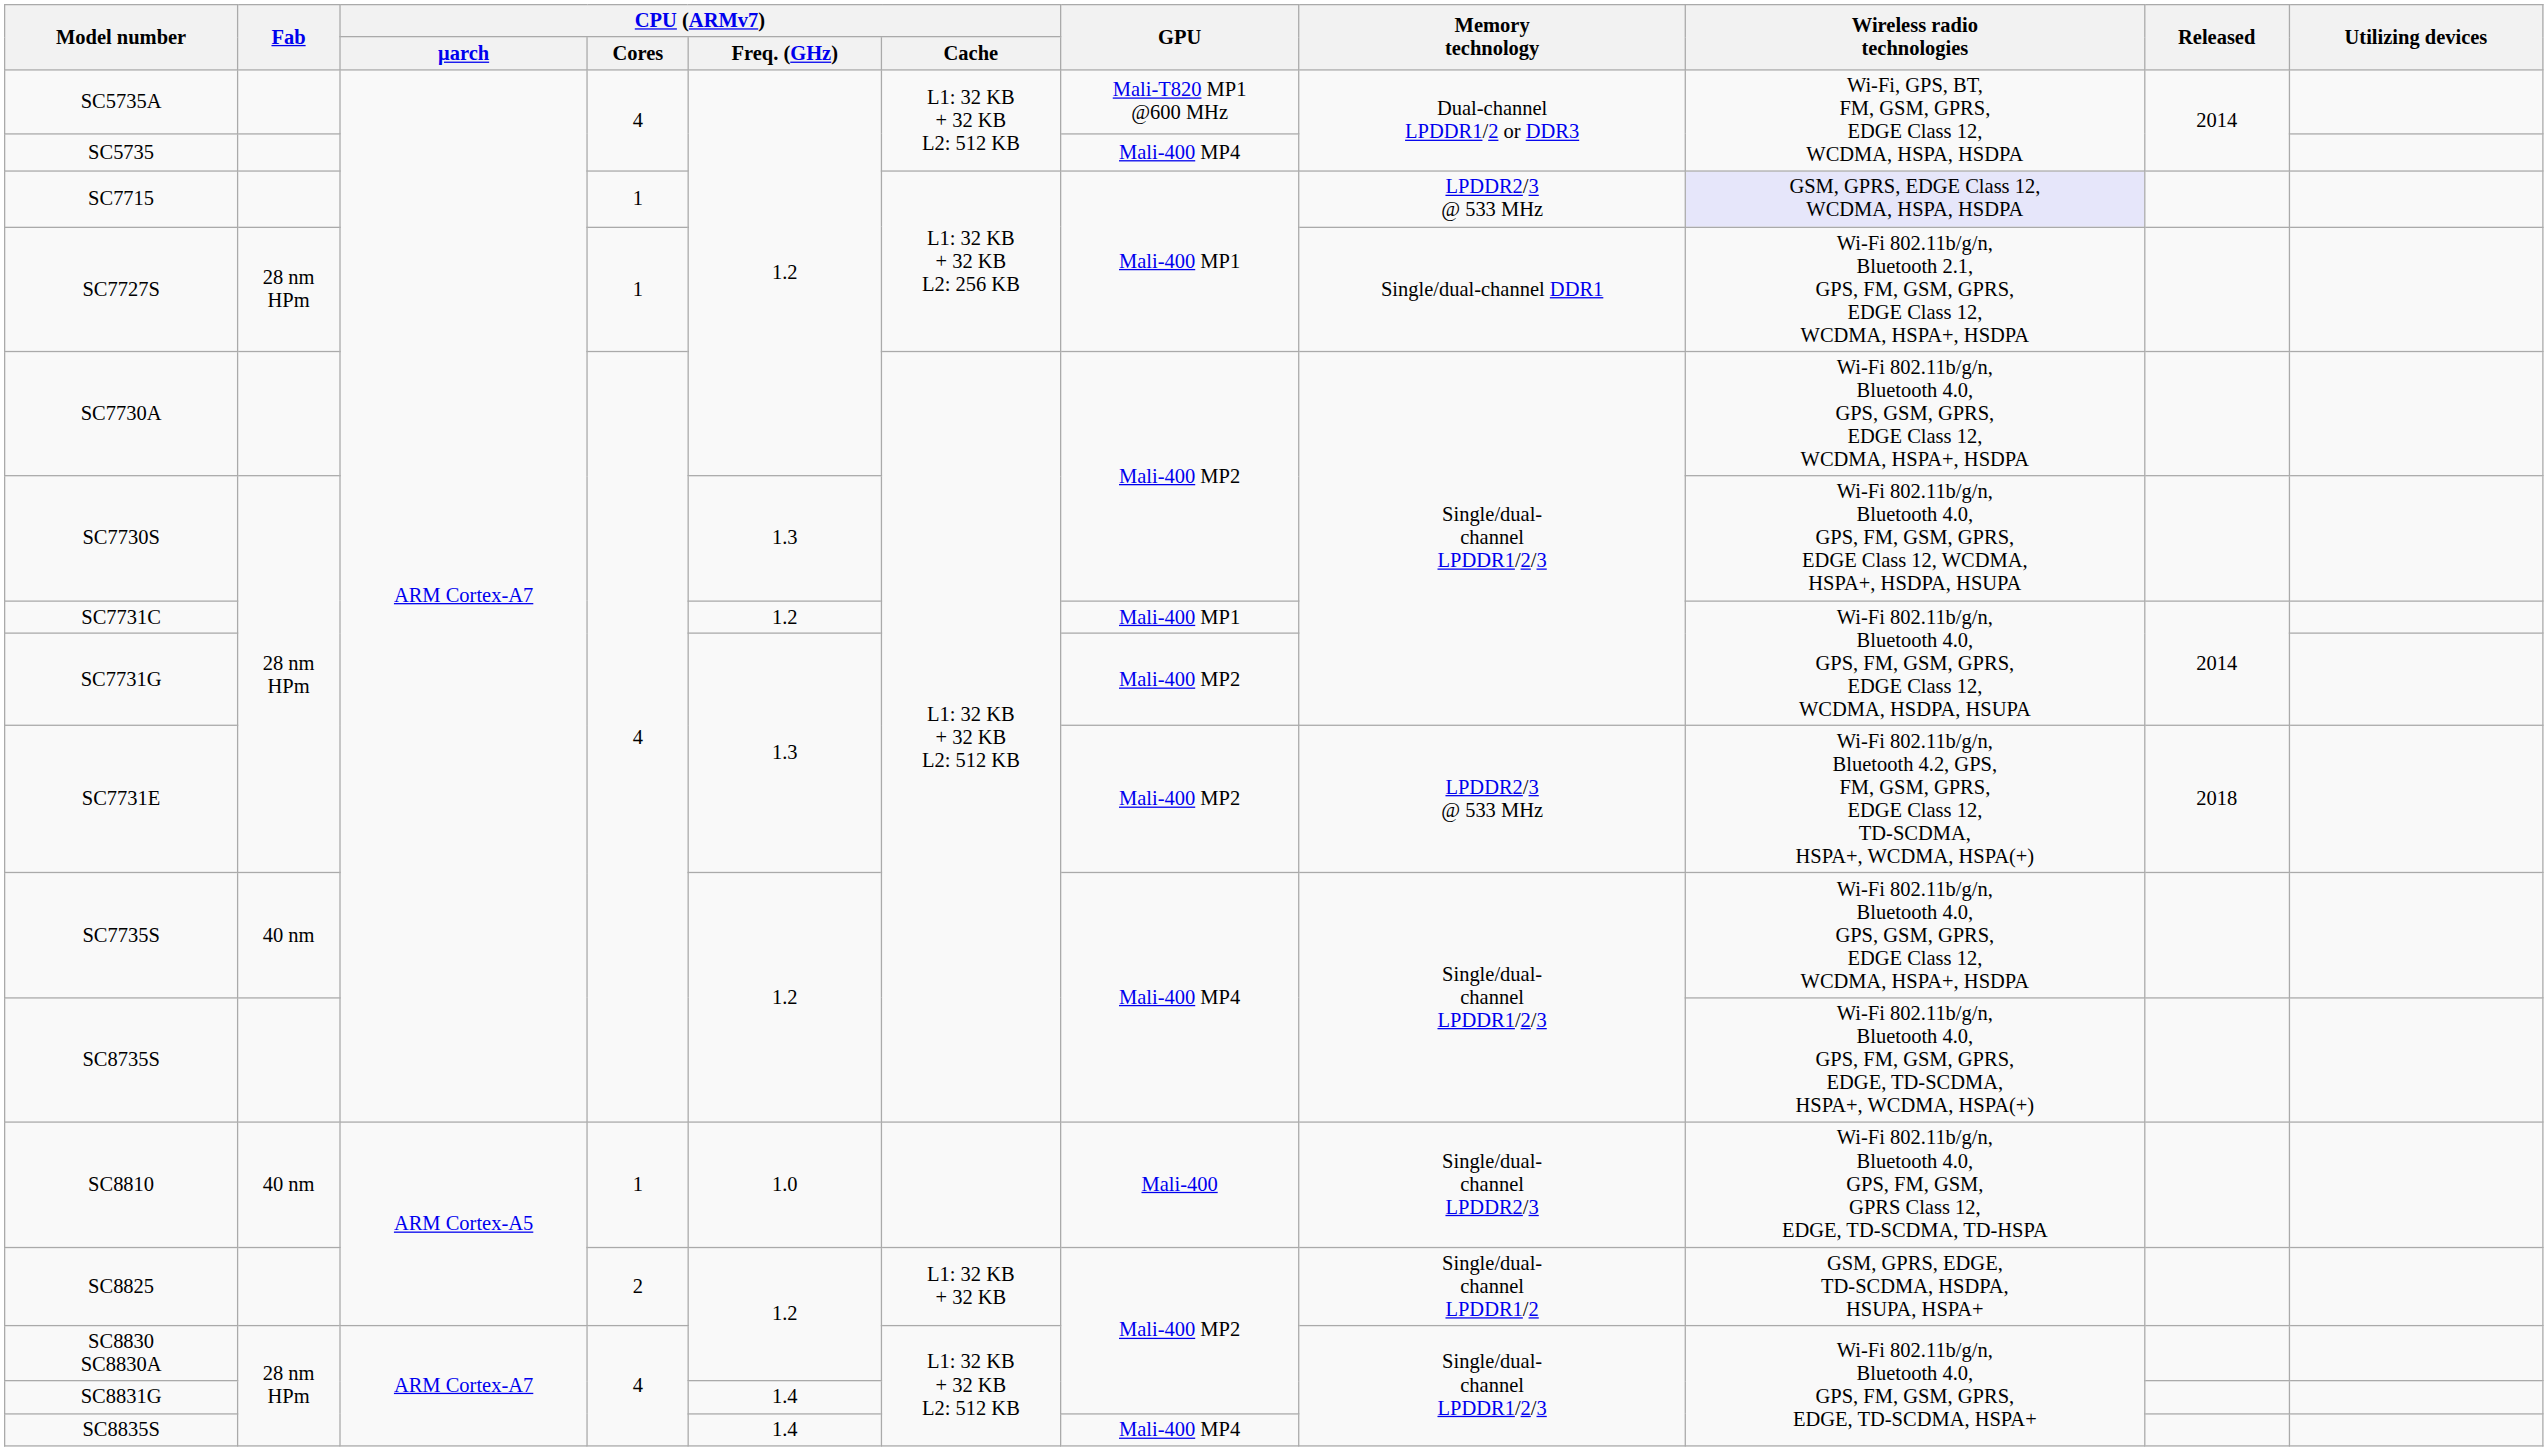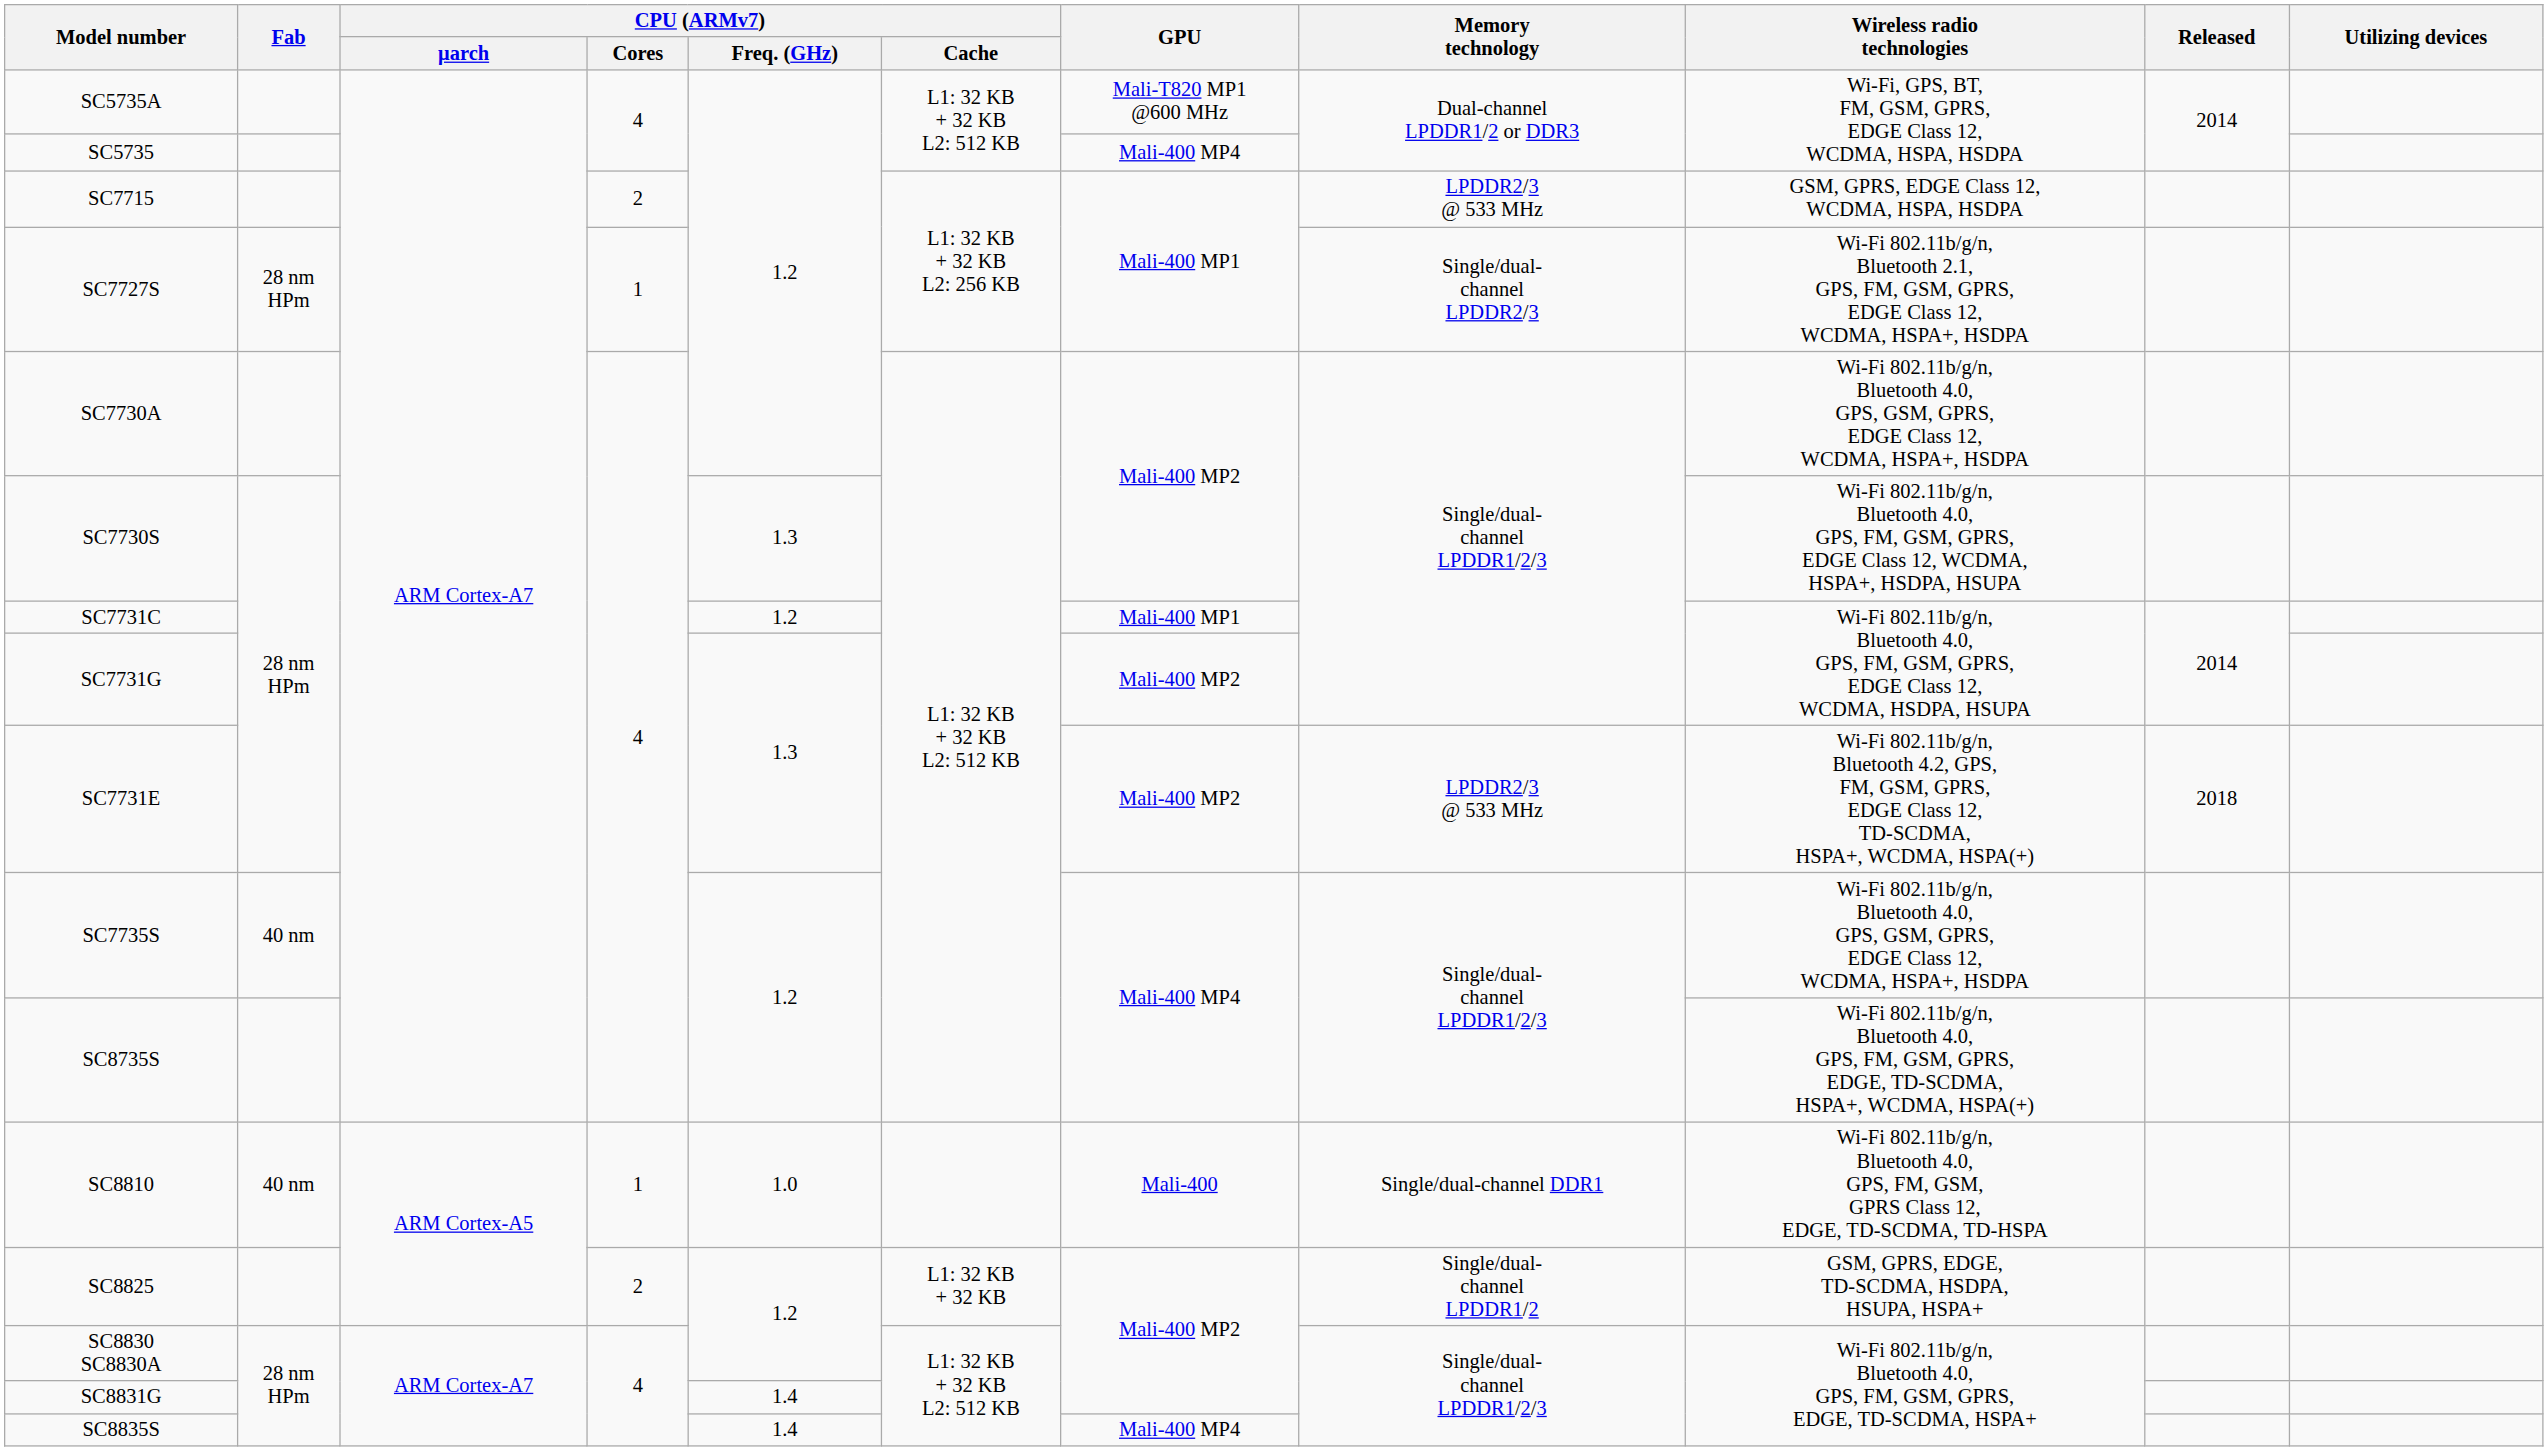(638, 198) 1 -> (638, 198) 2
(1915, 198) lavender background -> (1915, 198) no background
(1492, 288) Single/dual-channel DDR1 -> (1492, 288) Single/dual- channel LPDDR2/3
(1492, 1184) Single/dual- channel LPDDR2/3 -> (1492, 1184) Single/dual-channel DDR1
